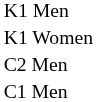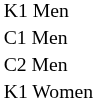rows swapped: (36, 91) <-> (48, 37)
